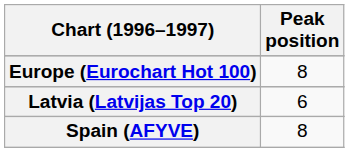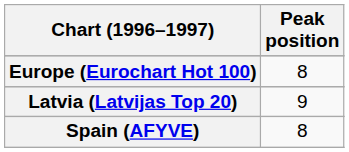(302, 101) 6 -> (302, 101) 9
